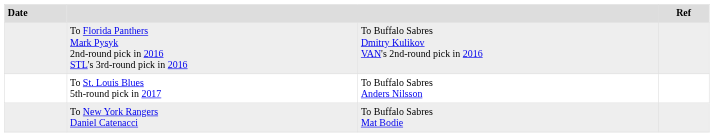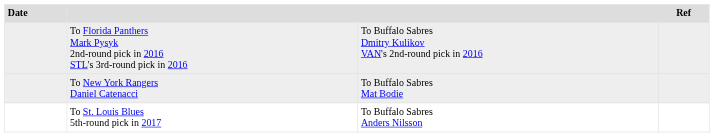rows swapped: (116, 88) <-> (114, 117)
